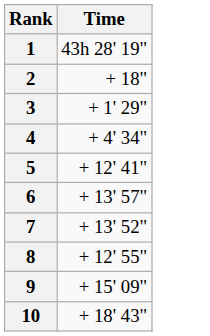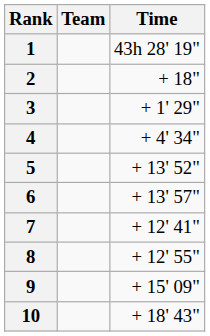+ column: (83, 19)
(113, 167) + 12' 41" -> (166, 167) + 13' 52"
(113, 227) + 13' 52" -> (166, 227) + 12' 41"
